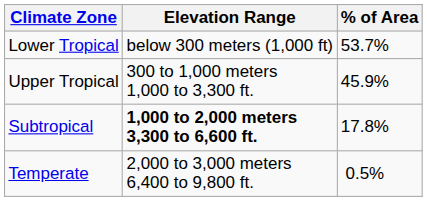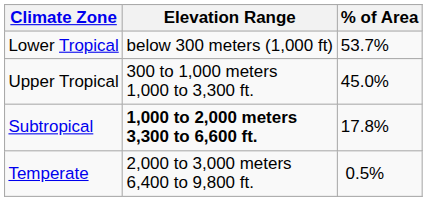(365, 81) 45.9% -> (365, 81) 45.0%
